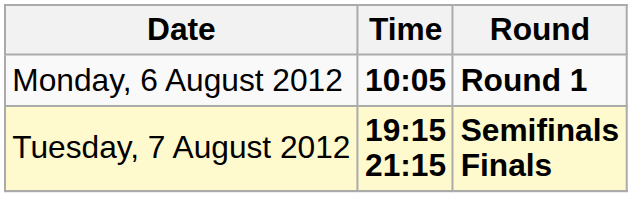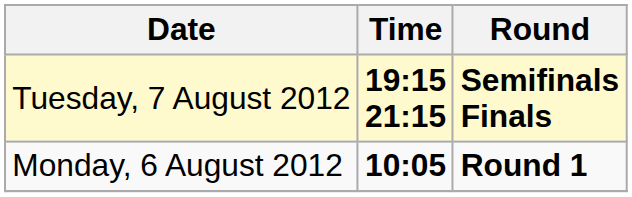rows swapped: (178, 79) <-> (181, 147)
